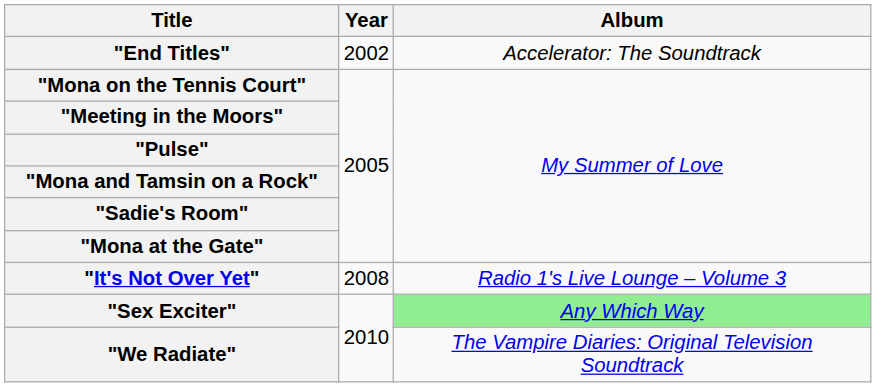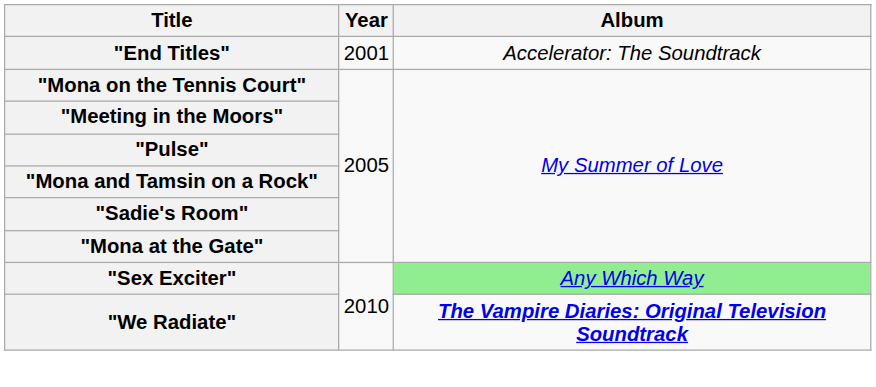(366, 52) 2002 -> (366, 52) 2001
- row: (172, 278)
(632, 354) normal -> (632, 322) bold
